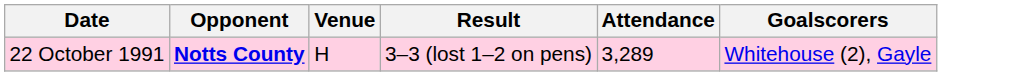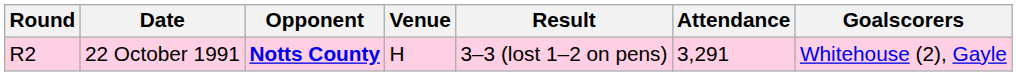+ column: (42, 20)
(628, 53) 3,289 -> (703, 53) 3,291
